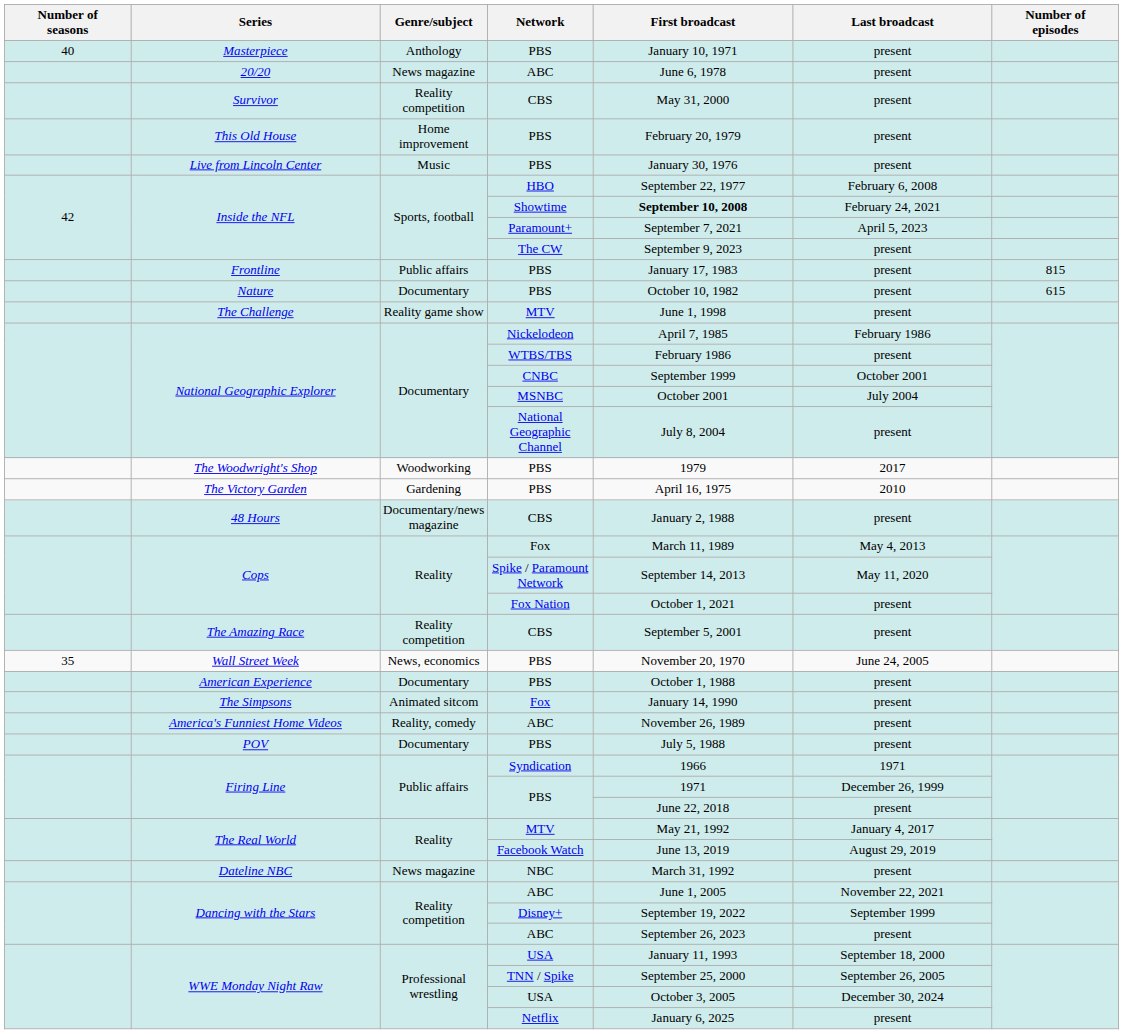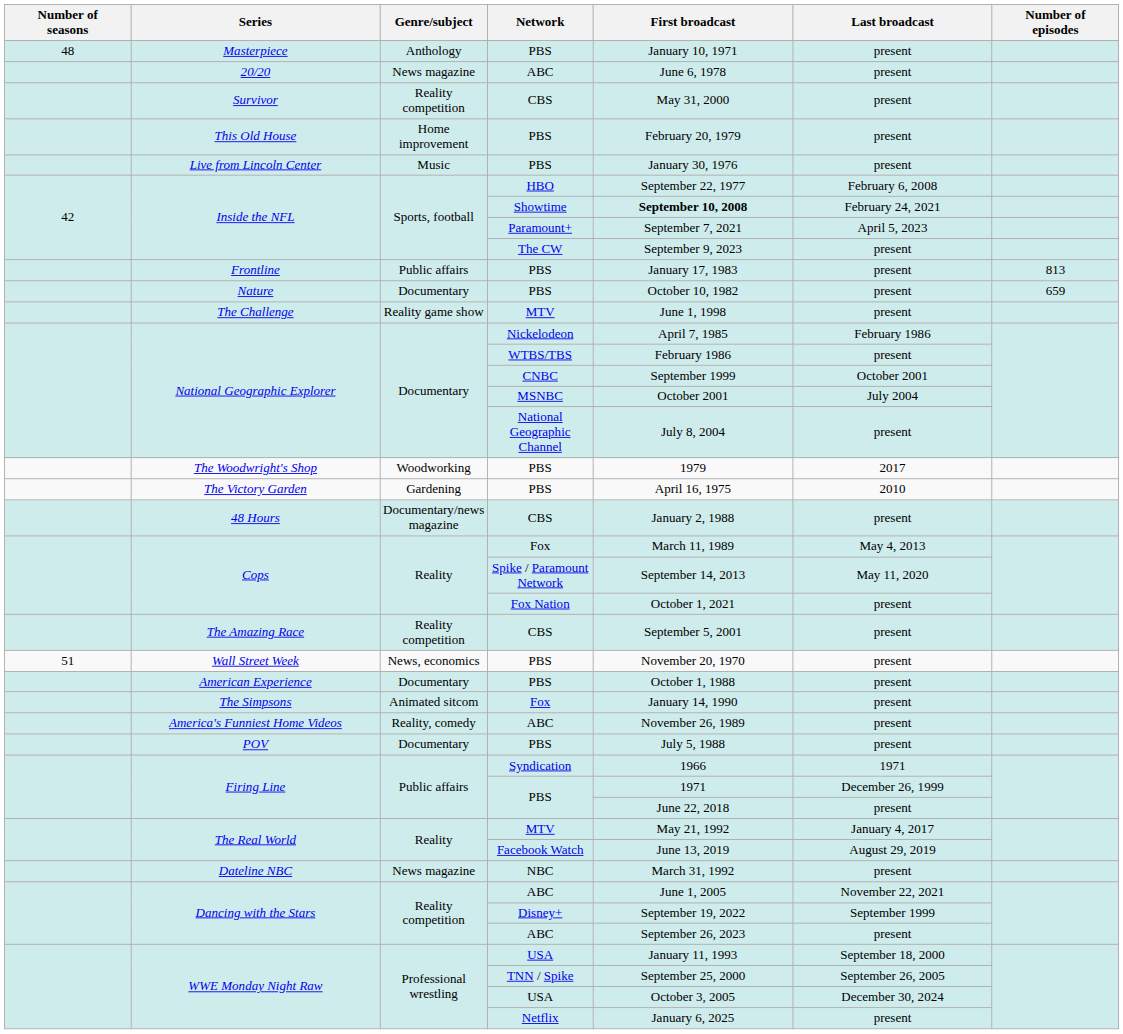(68, 50) 40 -> (68, 50) 48
(1055, 270) 815 -> (1055, 270) 813
(1055, 291) 615 -> (1055, 291) 659
(68, 660) 35 -> (68, 660) 51
(892, 660) June 24, 2005 -> (892, 660) present
